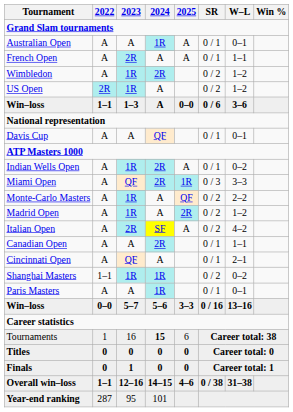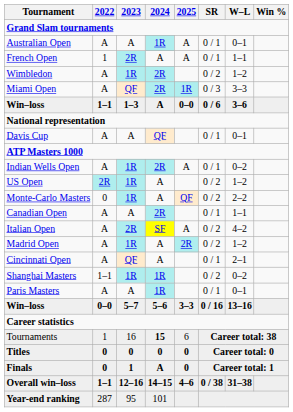(105, 58) A -> (105, 58) 1
rows swapped: (25, 89) <-> (31, 182)
(105, 197) A -> (105, 197) 0
rows swapped: (33, 213) <-> (37, 244)
(160, 368) 0 -> (160, 368) A
